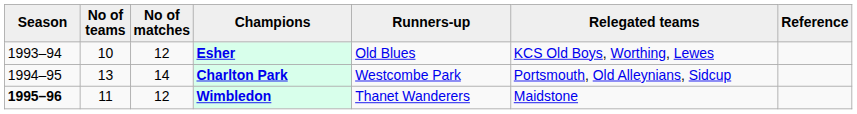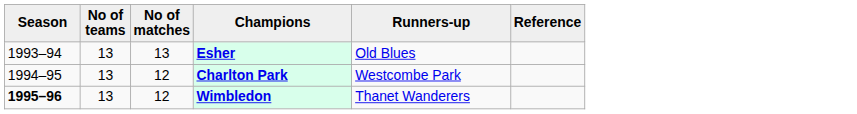- column: (644, 23)
(105, 53) 10 -> (105, 53) 13
(162, 53) 12 -> (162, 53) 13
(162, 75) 14 -> (162, 75) 12
(105, 97) 11 -> (105, 97) 13
